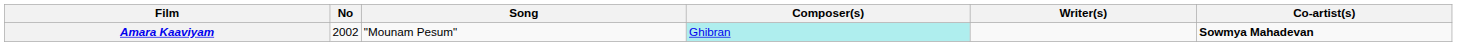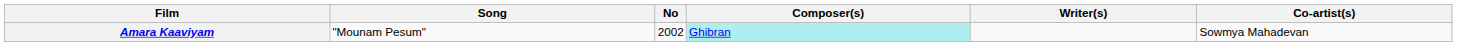columns swapped: (345, 13) <-> (524, 13)
(1256, 32) bold -> (1254, 32) normal
